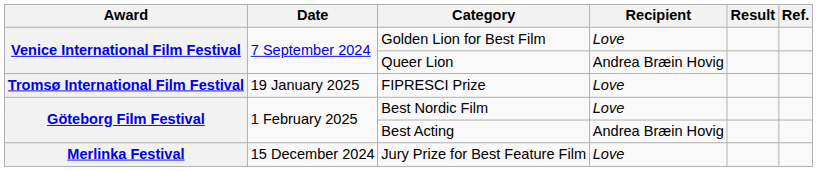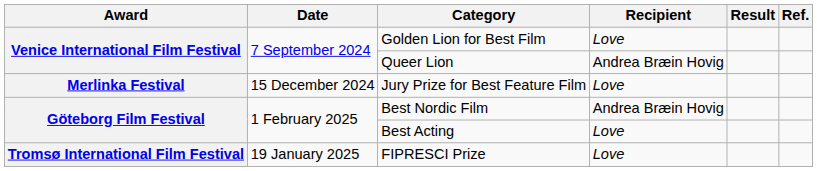rows swapped: (434, 85) <-> (484, 154)
(609, 108) Love -> (658, 108) Andrea Bræin Hovig
(658, 131) Andrea Bræin Hovig -> (609, 131) Love
